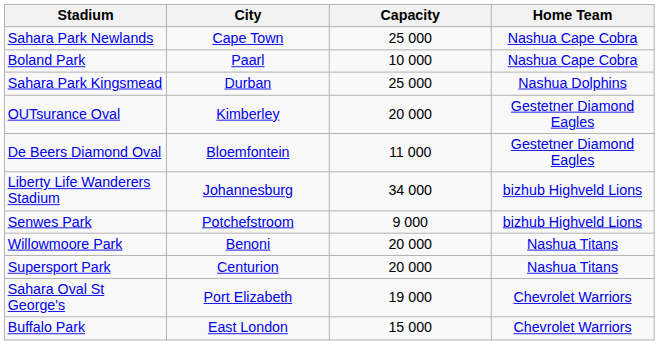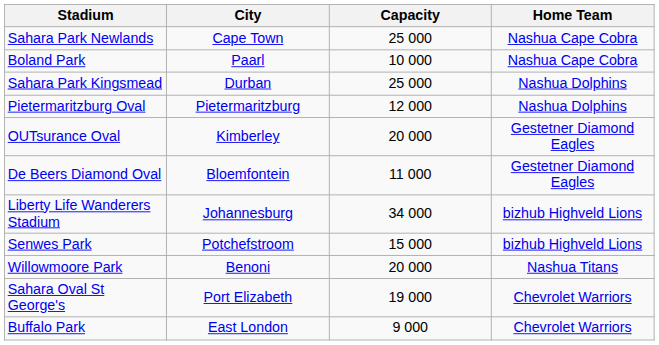+ row: (77, 106)
(410, 221) 9 000 -> (410, 244) 15 000
- row: (59, 267)
(410, 328) 15 000 -> (410, 328) 9 000
